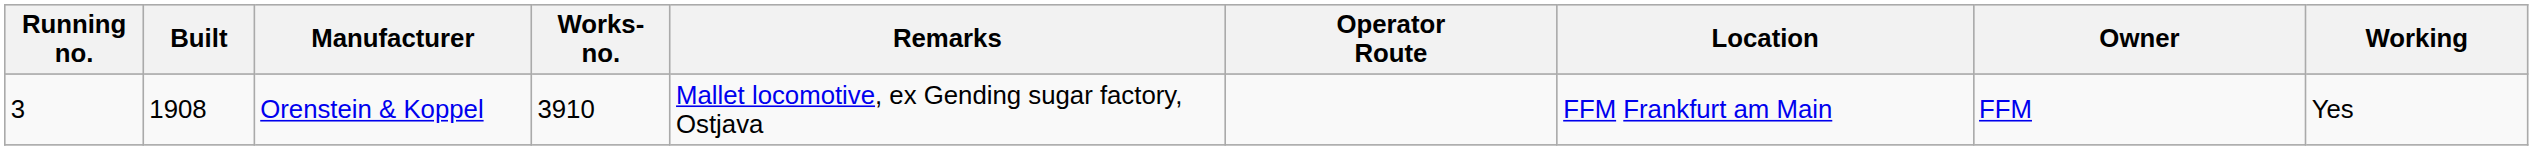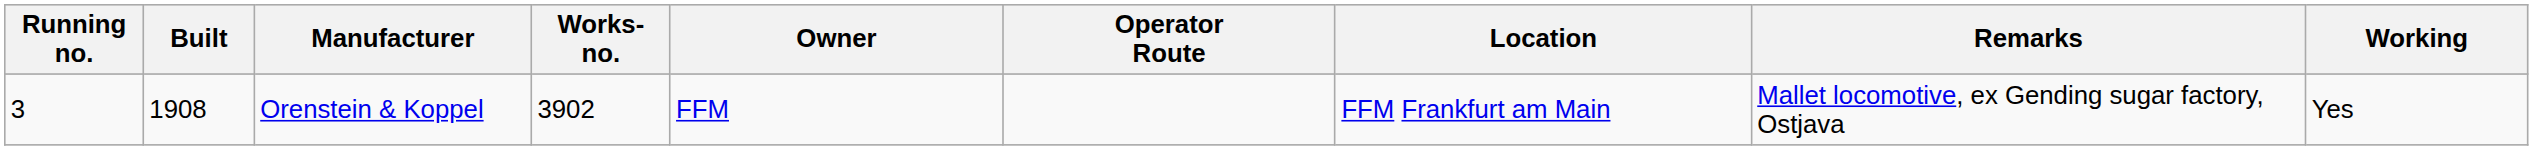columns swapped: (2139, 39) <-> (947, 39)
(566, 109) 3910 -> (566, 109) 3902
